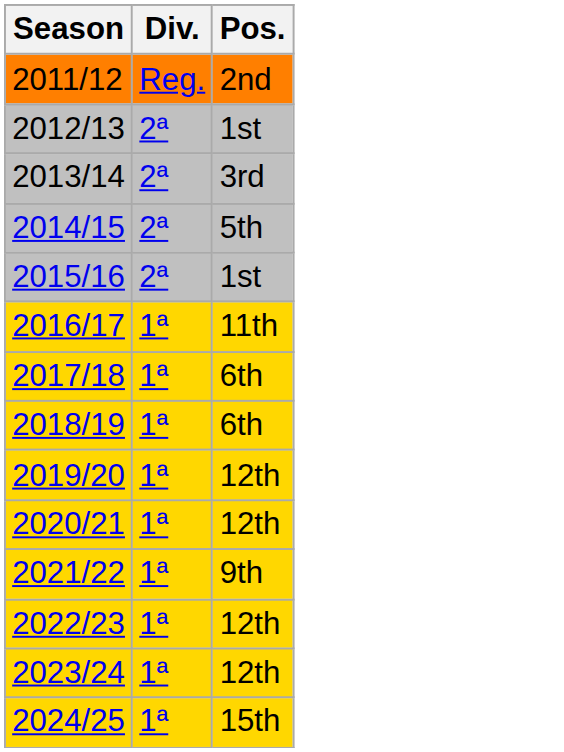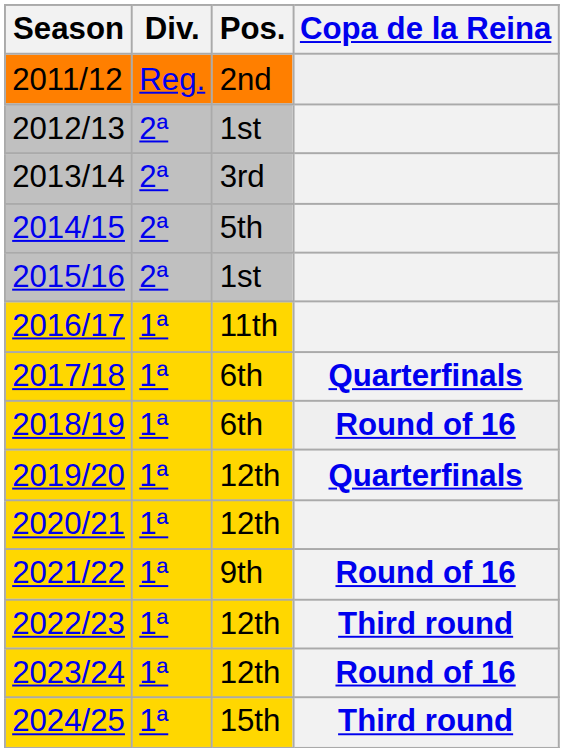+ column: (426, 29)
